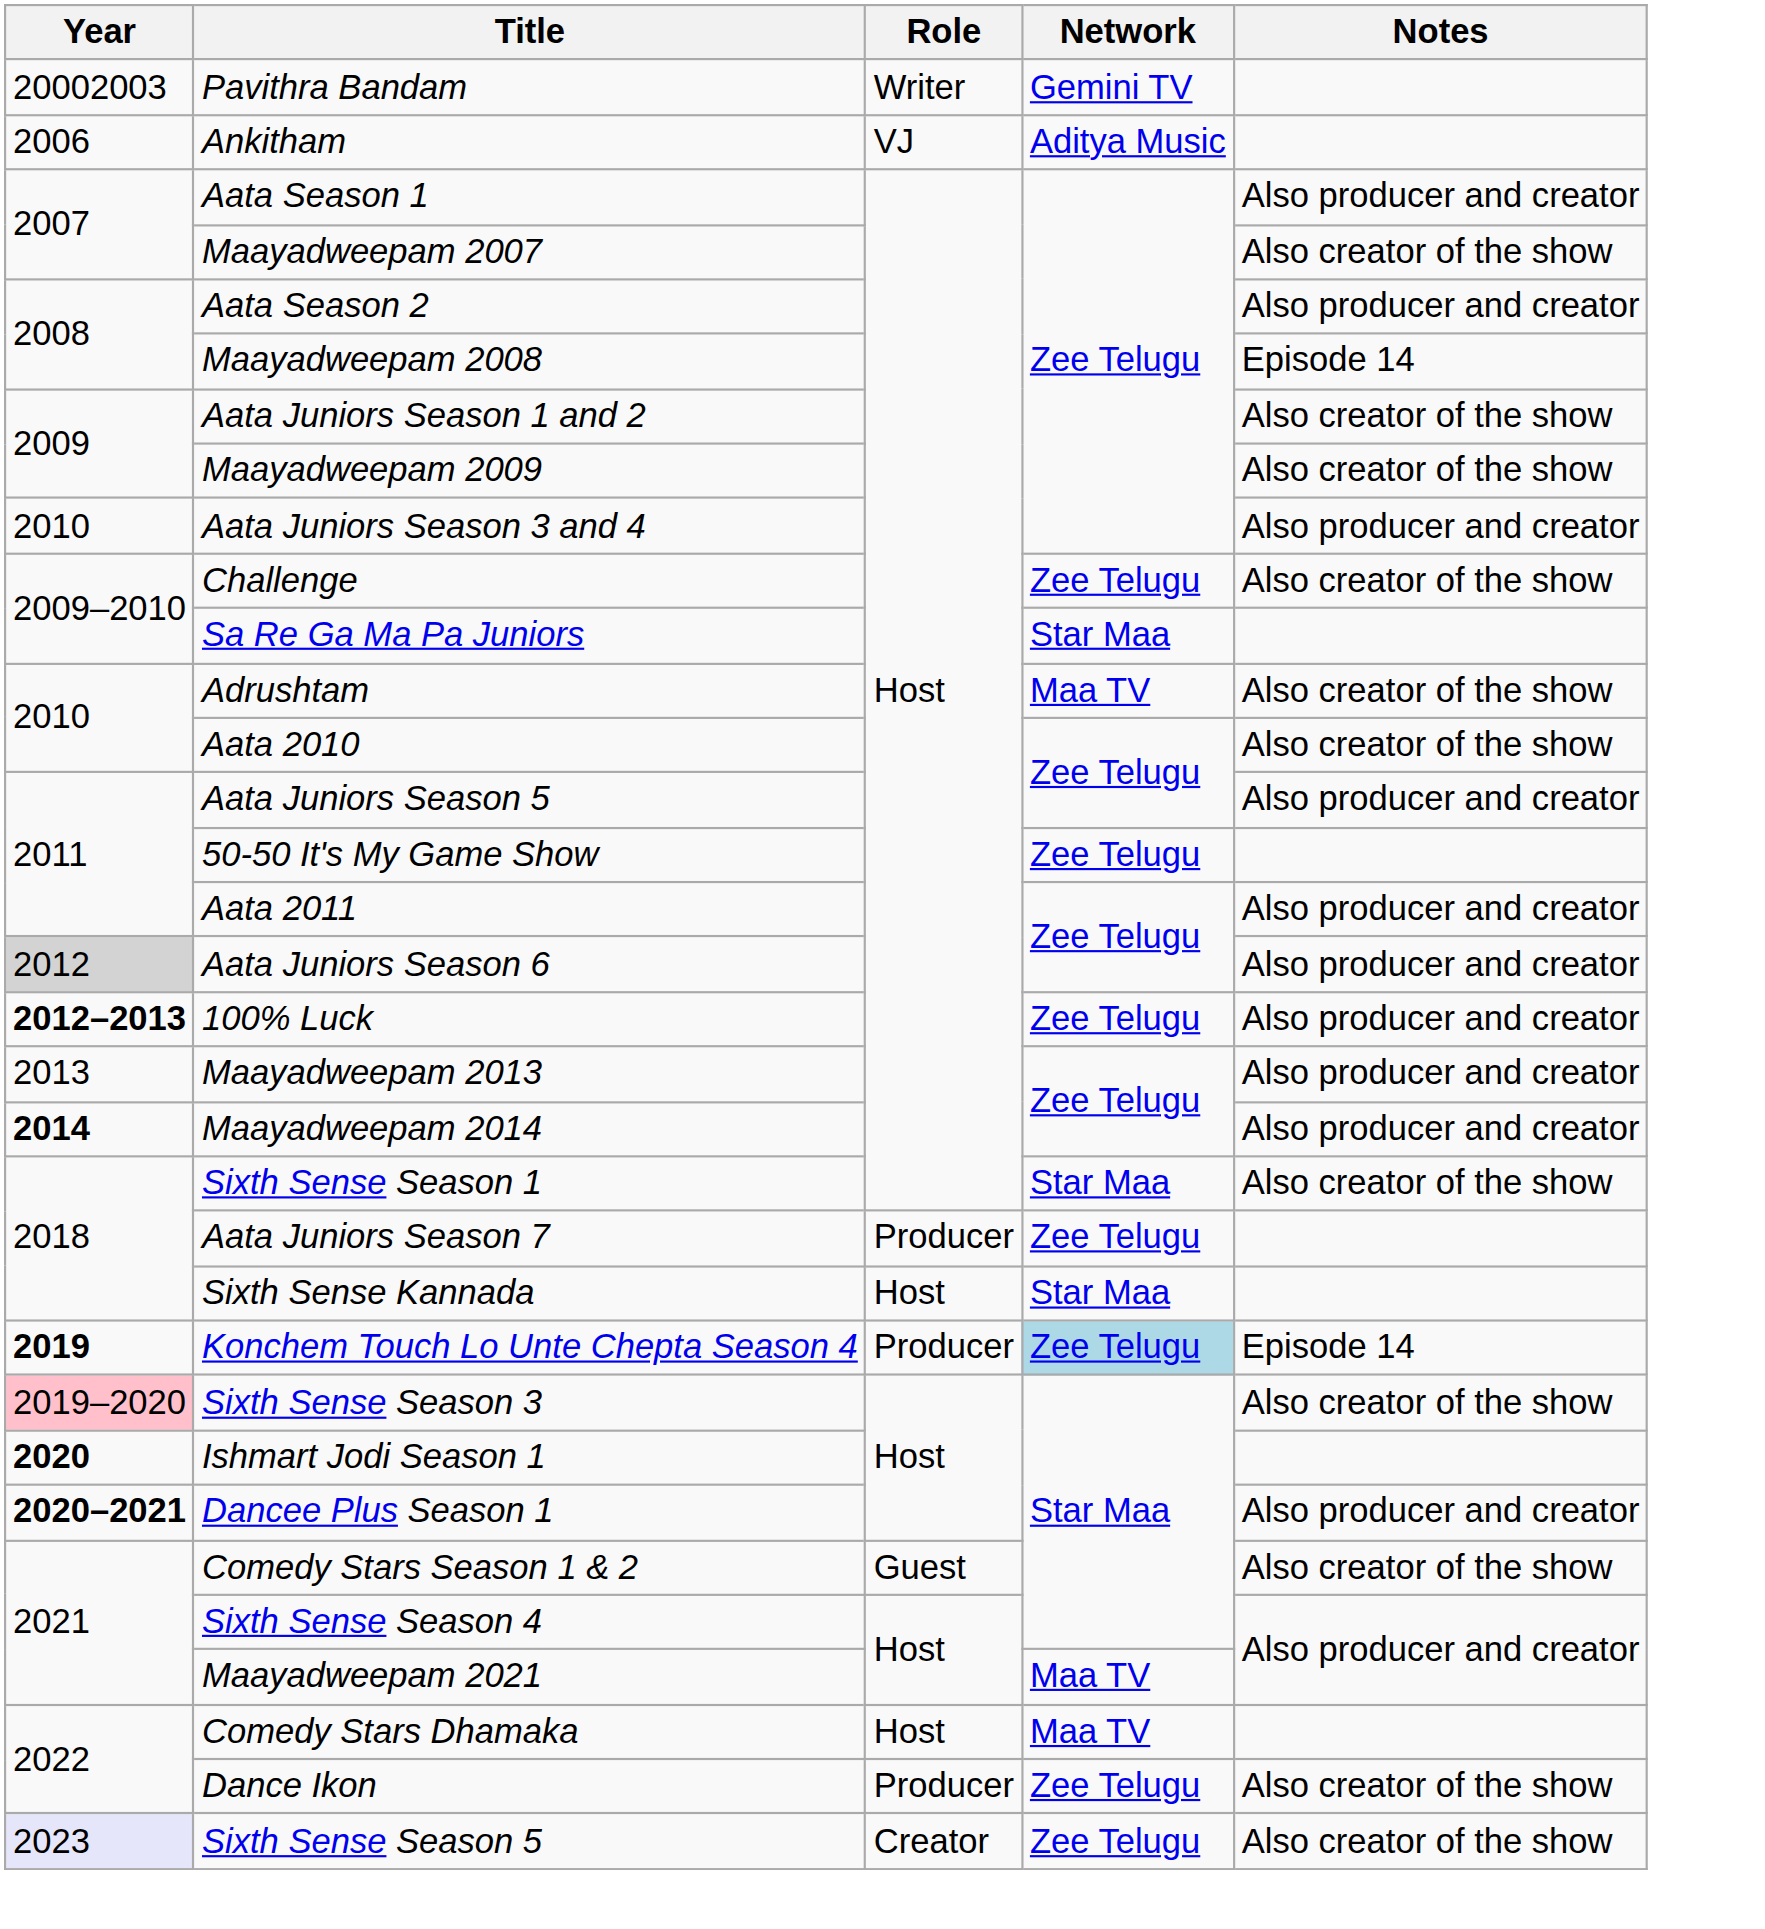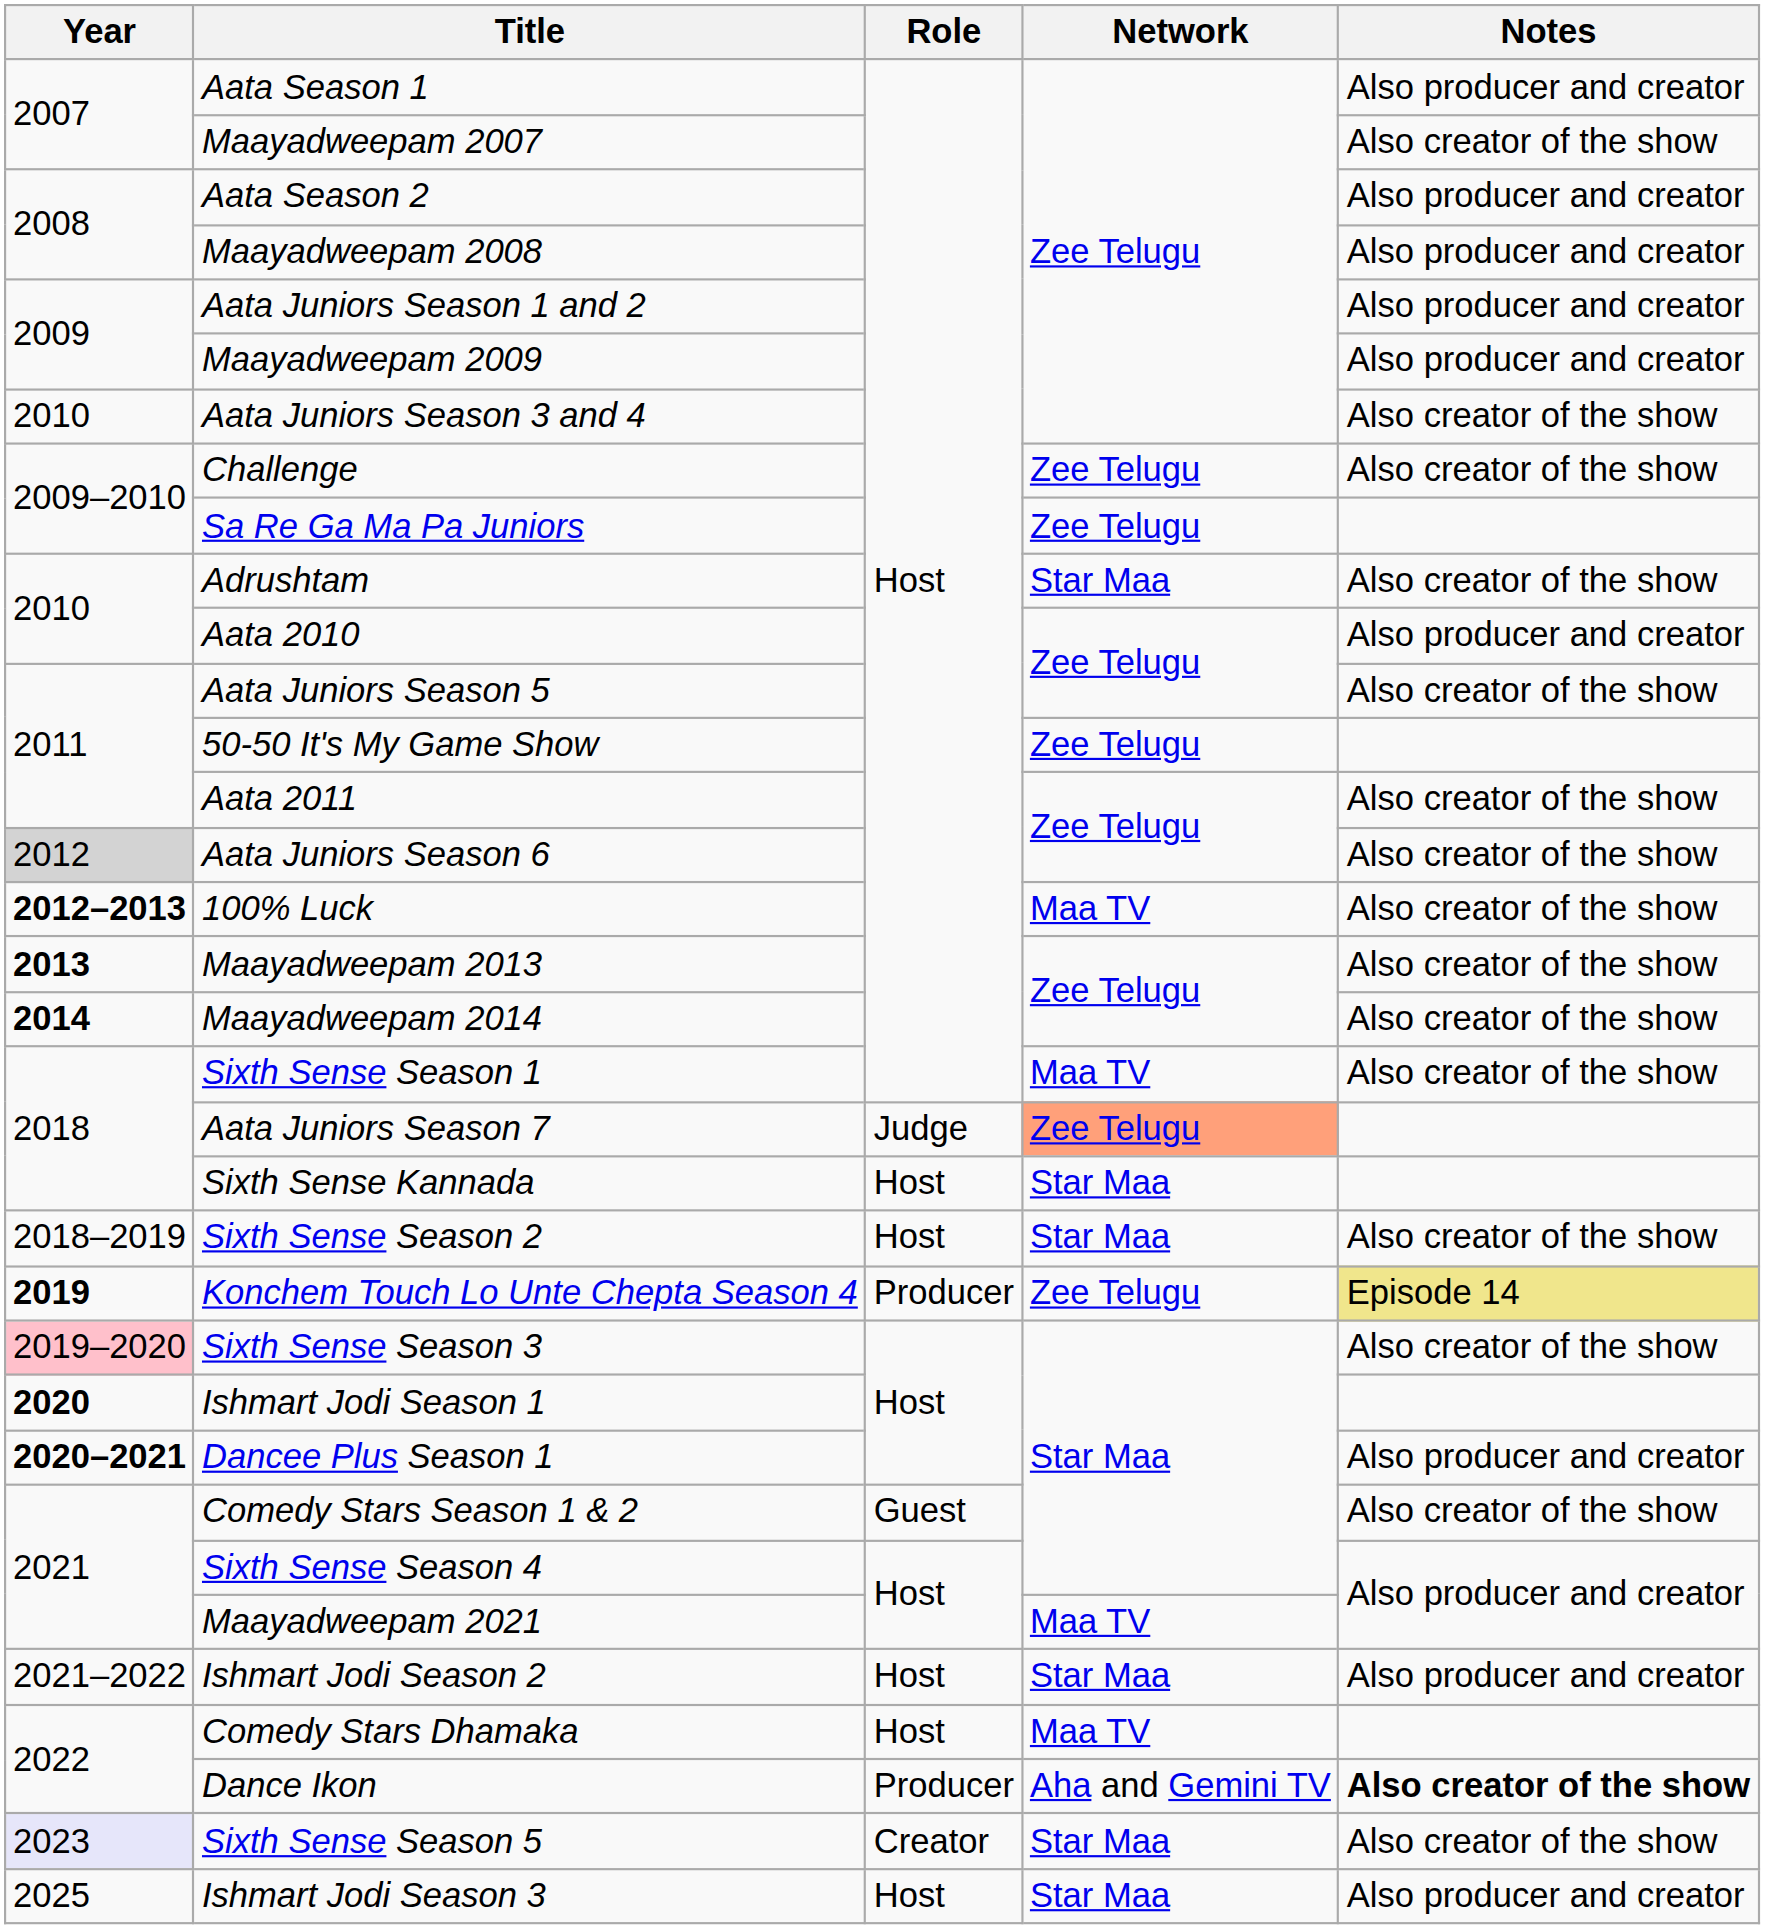- row: (335, 86)
- row: (274, 141)
(1328, 360) Episode 14 -> (1546, 251) Also producer and creator
(1427, 415) Also creator of the show -> (1546, 305) Also producer and creator
(1427, 470) Also creator of the show -> (1546, 360) Also producer and creator
(1441, 525) Also producer and creator -> (1532, 415) Also creator of the show
(1100, 634) Star Maa -> (1115, 525) Zee Telugu
(1090, 689) Maa TV -> (1100, 580) Star Maa
(1427, 744) Also creator of the show -> (1546, 634) Also producer and creator
(1441, 799) Also producer and creator -> (1532, 689) Also creator of the show
(1441, 908) Also producer and creator -> (1532, 799) Also creator of the show
(1441, 963) Also producer and creator -> (1532, 854) Also creator of the show
(1115, 1018) Zee Telugu -> (1090, 908) Maa TV
(1441, 1018) Also producer and creator -> (1532, 908) Also creator of the show
(51, 1073) normal -> (51, 963) bold
(1441, 1073) Also producer and creator -> (1532, 963) Also creator of the show
(1441, 1128) Also producer and creator -> (1532, 1018) Also creator of the show
(1100, 1182) Star Maa -> (1090, 1073) Maa TV
(944, 1237) Producer -> (921, 1128) Judge
(1115, 1237) no background -> (1115, 1128) lightsalmon background
+ row: (372, 1237)
(1115, 1347) lightblue background -> (1115, 1292) no background
(1328, 1347) no background -> (1433, 1292) khaki background
+ row: (374, 1676)
(1115, 1785) Zee Telugu -> (1180, 1785) Aha and Gemini TV
(1427, 1785) normal -> (1548, 1785) bold
(1115, 1840) Zee Telugu -> (1100, 1840) Star Maa
+ row: (374, 1895)
